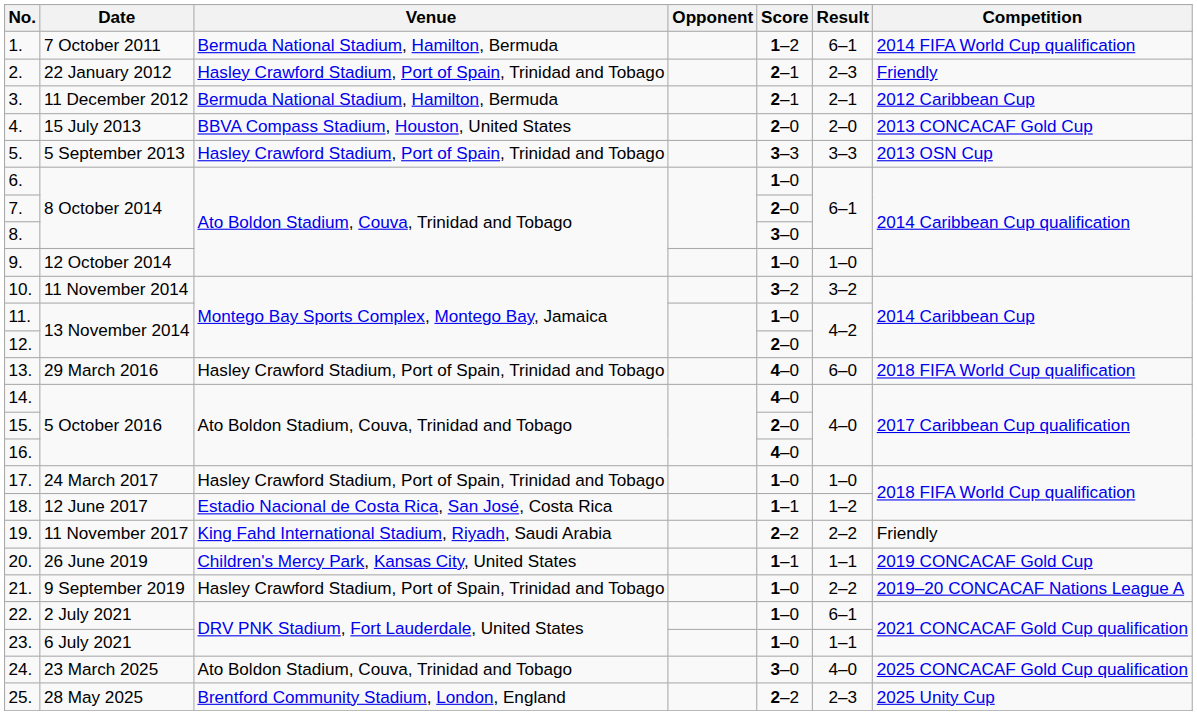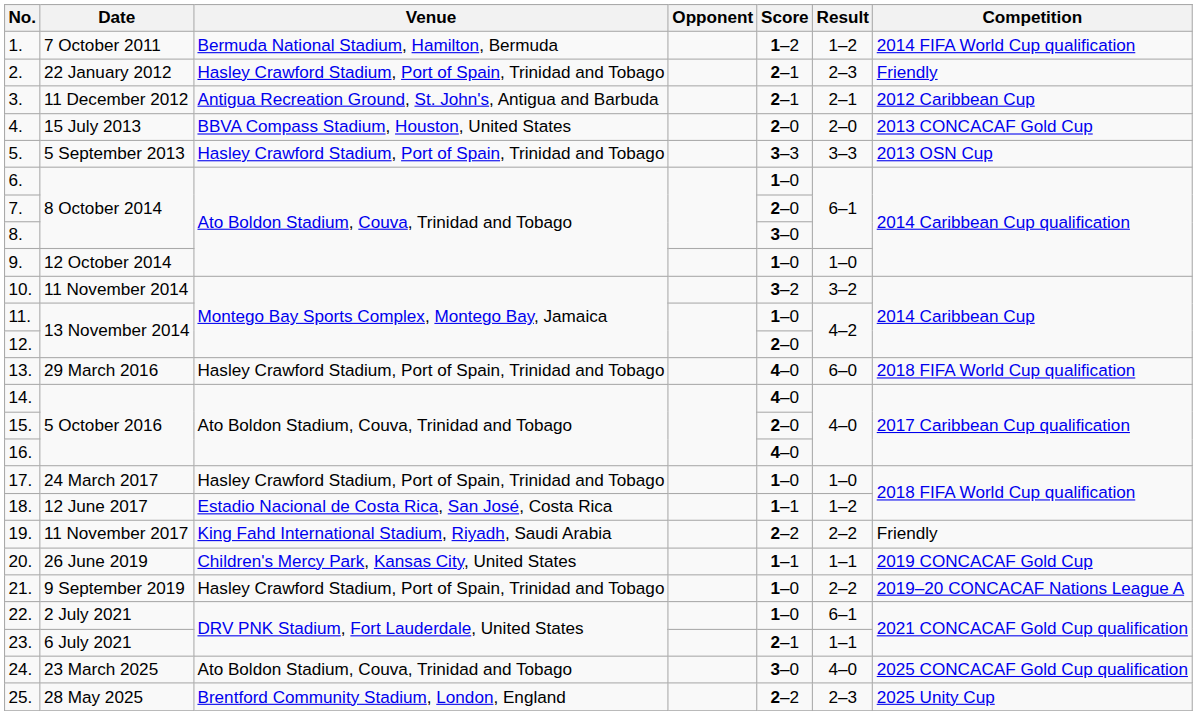(843, 45) 6–1 -> (843, 45) 1–2
(378, 99) Bermuda National Stadium, Hamilton, Bermuda -> (428, 99) Antigua Recreation Ground, St. John's, Antigua and Barbuda
(785, 642) 1–0 -> (785, 642) 2–1
